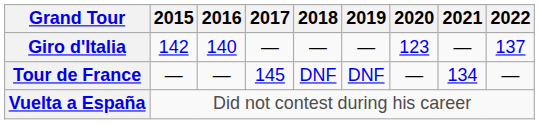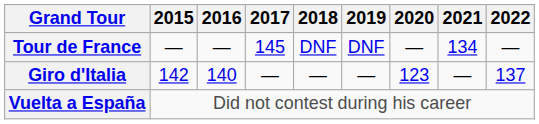rows swapped: (77, 47) <-> (77, 75)
